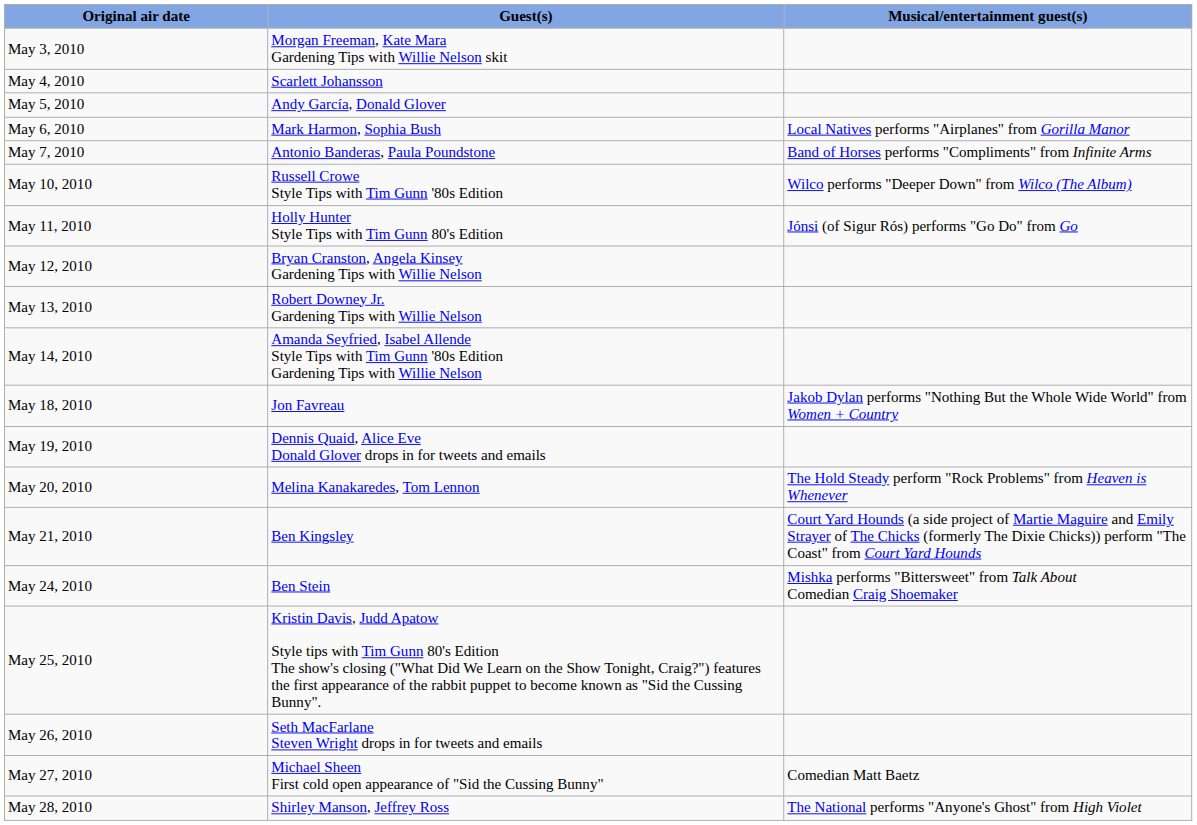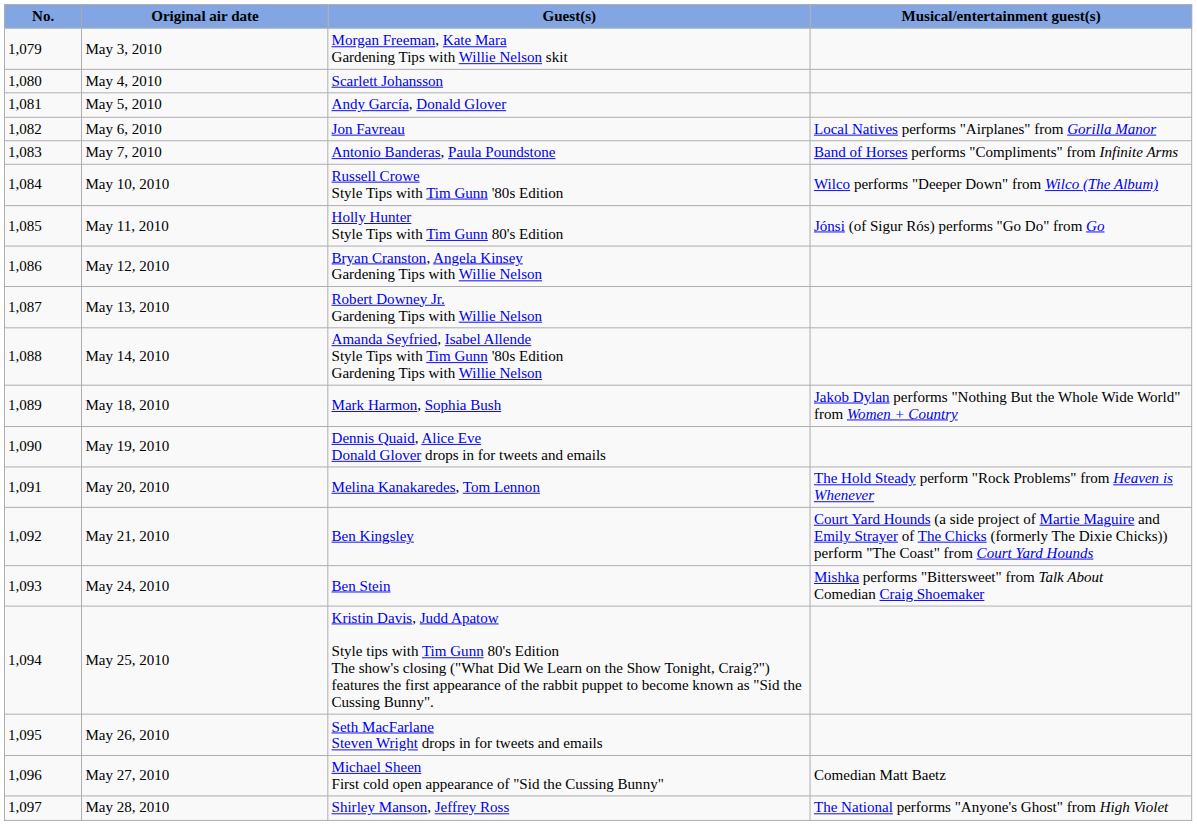+ column: (43, 16)
(356, 128) Mark Harmon, Sophia Bush -> (368, 128) Jon Favreau
(308, 405) Jon Favreau -> (416, 405) Mark Harmon, Sophia Bush
